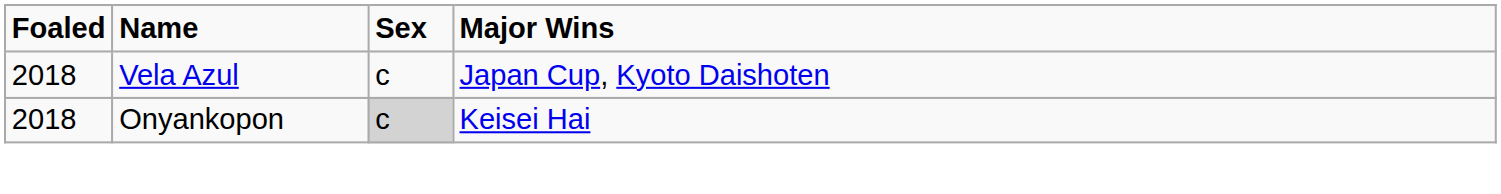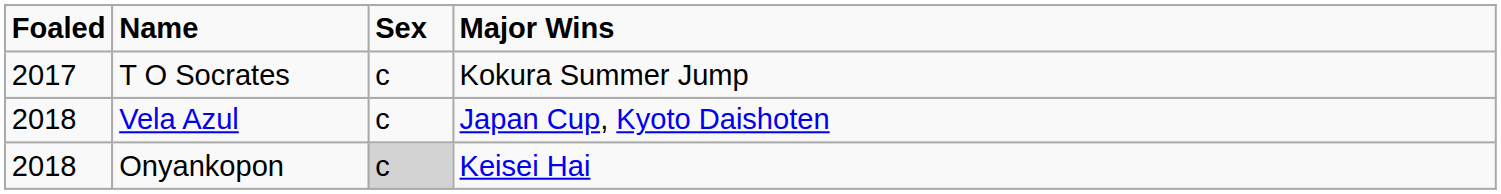+ row: (205, 74)
